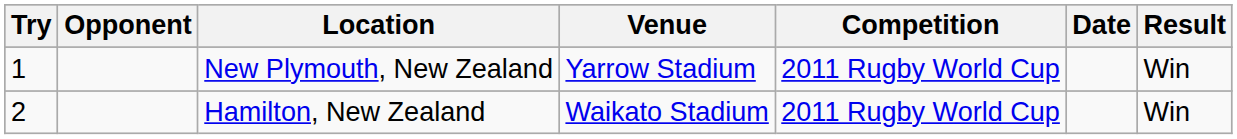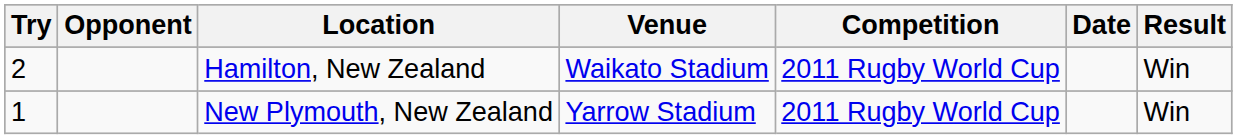rows swapped: (379, 68) <-> (345, 111)
